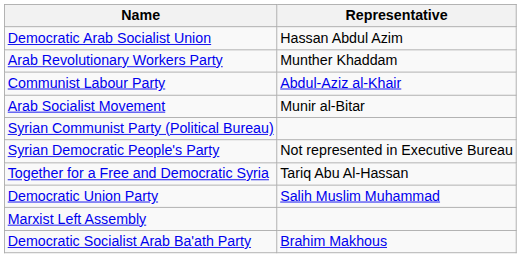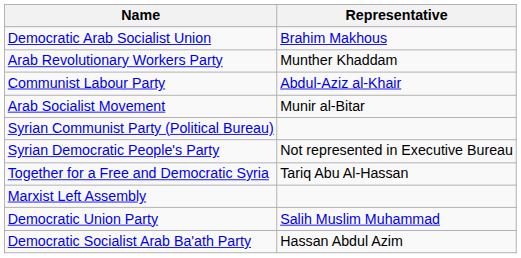(342, 38) Hassan Abdul Azim -> (334, 38) Brahim Makhous
rows swapped: (83, 196) <-> (77, 219)
(334, 241) Brahim Makhous -> (342, 241) Hassan Abdul Azim
